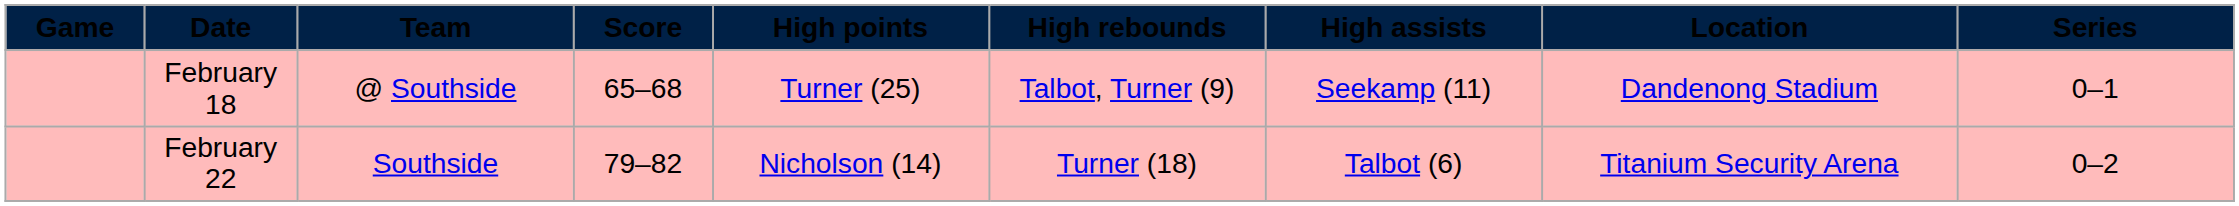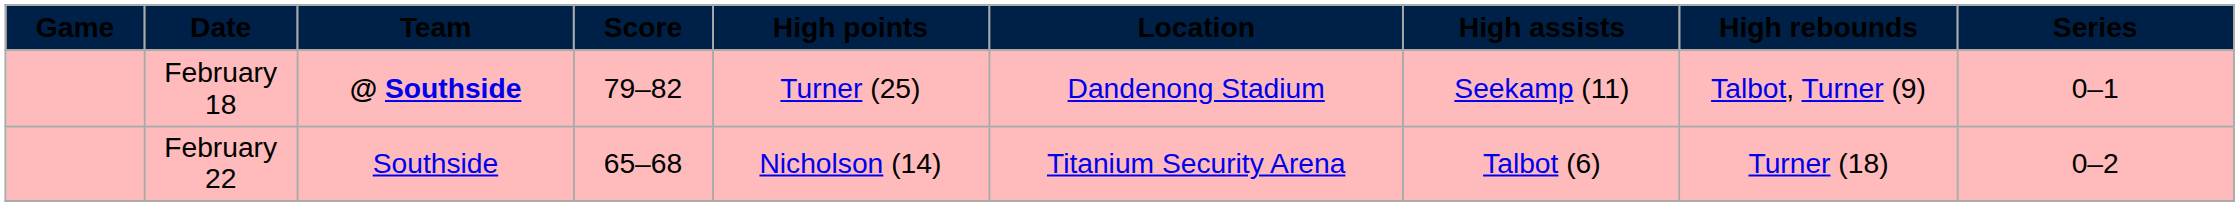columns swapped: (1127, 28) <-> (1749, 28)
(435, 88) normal -> (435, 88) bold
(643, 88) 65–68 -> (643, 88) 79–82
(643, 164) 79–82 -> (643, 164) 65–68
